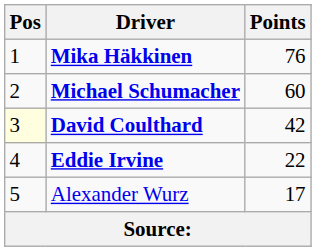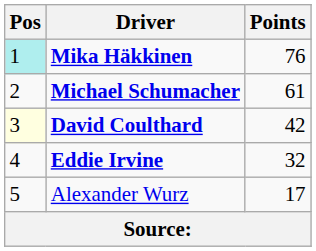(15, 56) no background -> (15, 56) paleturquoise background
(295, 91) 60 -> (295, 91) 61
(295, 160) 22 -> (295, 160) 32
